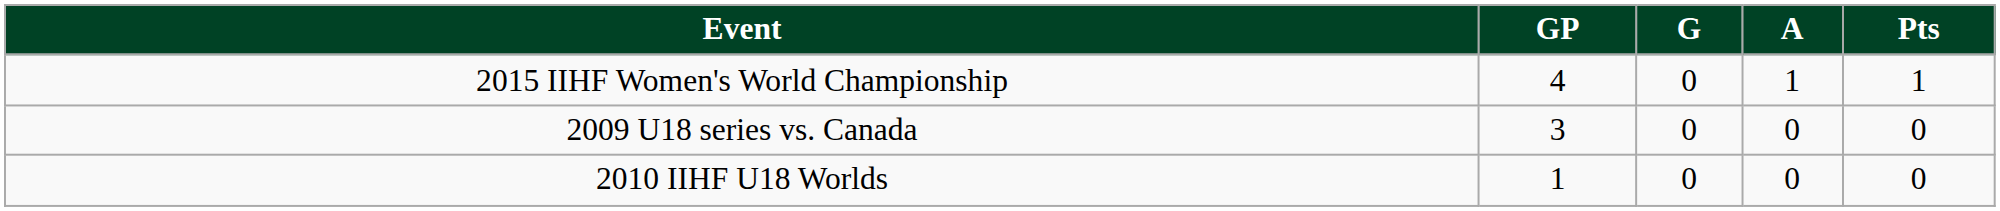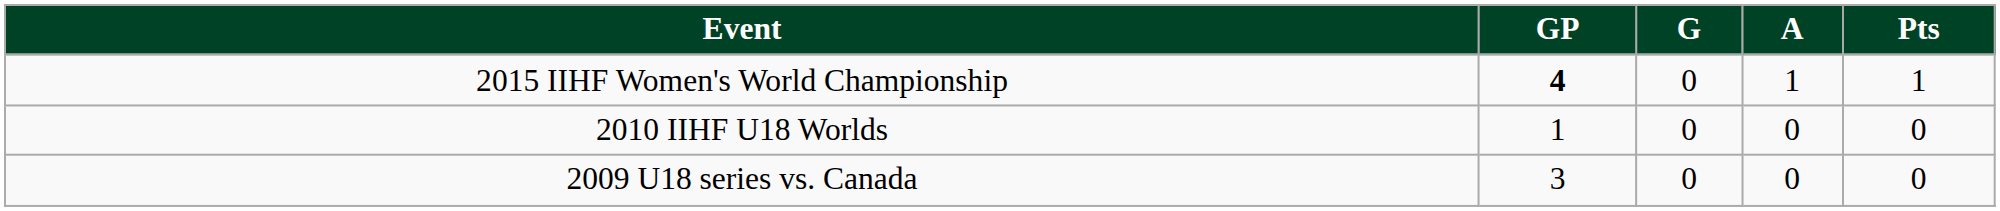(1558, 79) normal -> (1558, 79) bold
rows swapped: (742, 179) <-> (742, 129)
